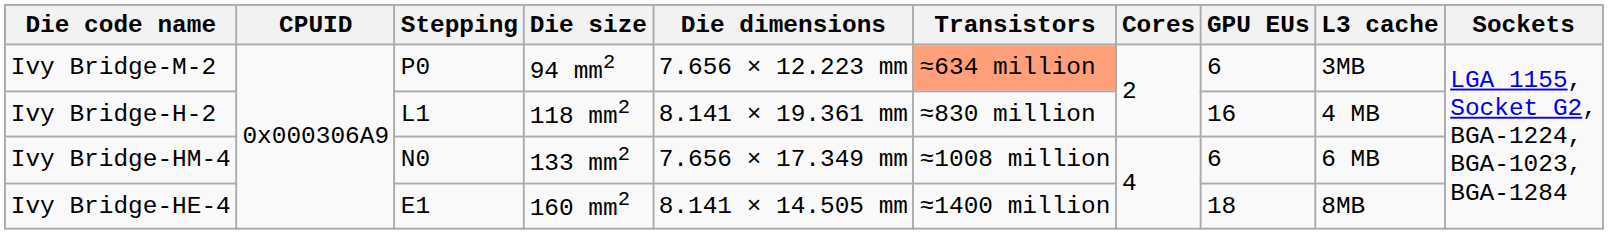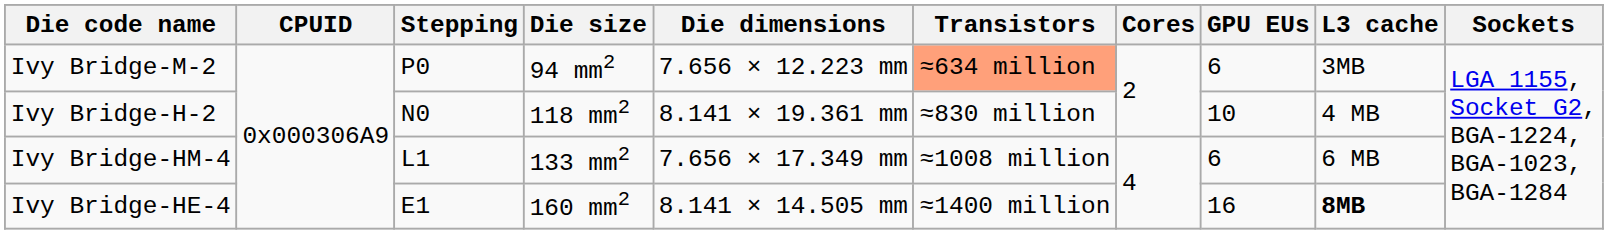(415, 114) L1 -> (415, 114) N0
(1222, 114) 16 -> (1222, 114) 10
(415, 160) N0 -> (415, 160) L1
(1222, 206) 18 -> (1222, 206) 16
(1343, 206) normal -> (1343, 206) bold
